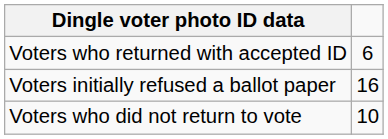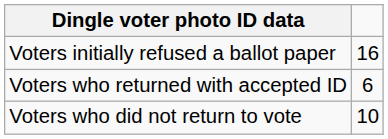rows swapped: (173, 85) <-> (178, 52)
